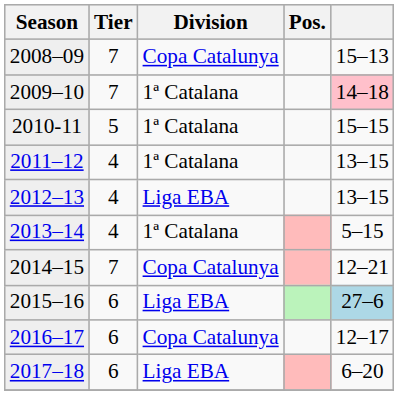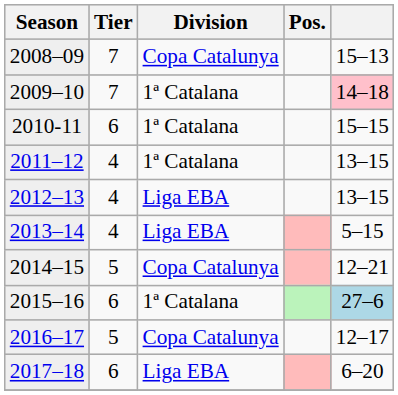(113, 126) 5 -> (113, 126) 6
(191, 231) 1ª Catalana -> (186, 231) Liga EBA
(113, 266) 7 -> (113, 266) 5
(186, 301) Liga EBA -> (191, 301) 1ª Catalana
(113, 336) 6 -> (113, 336) 5
